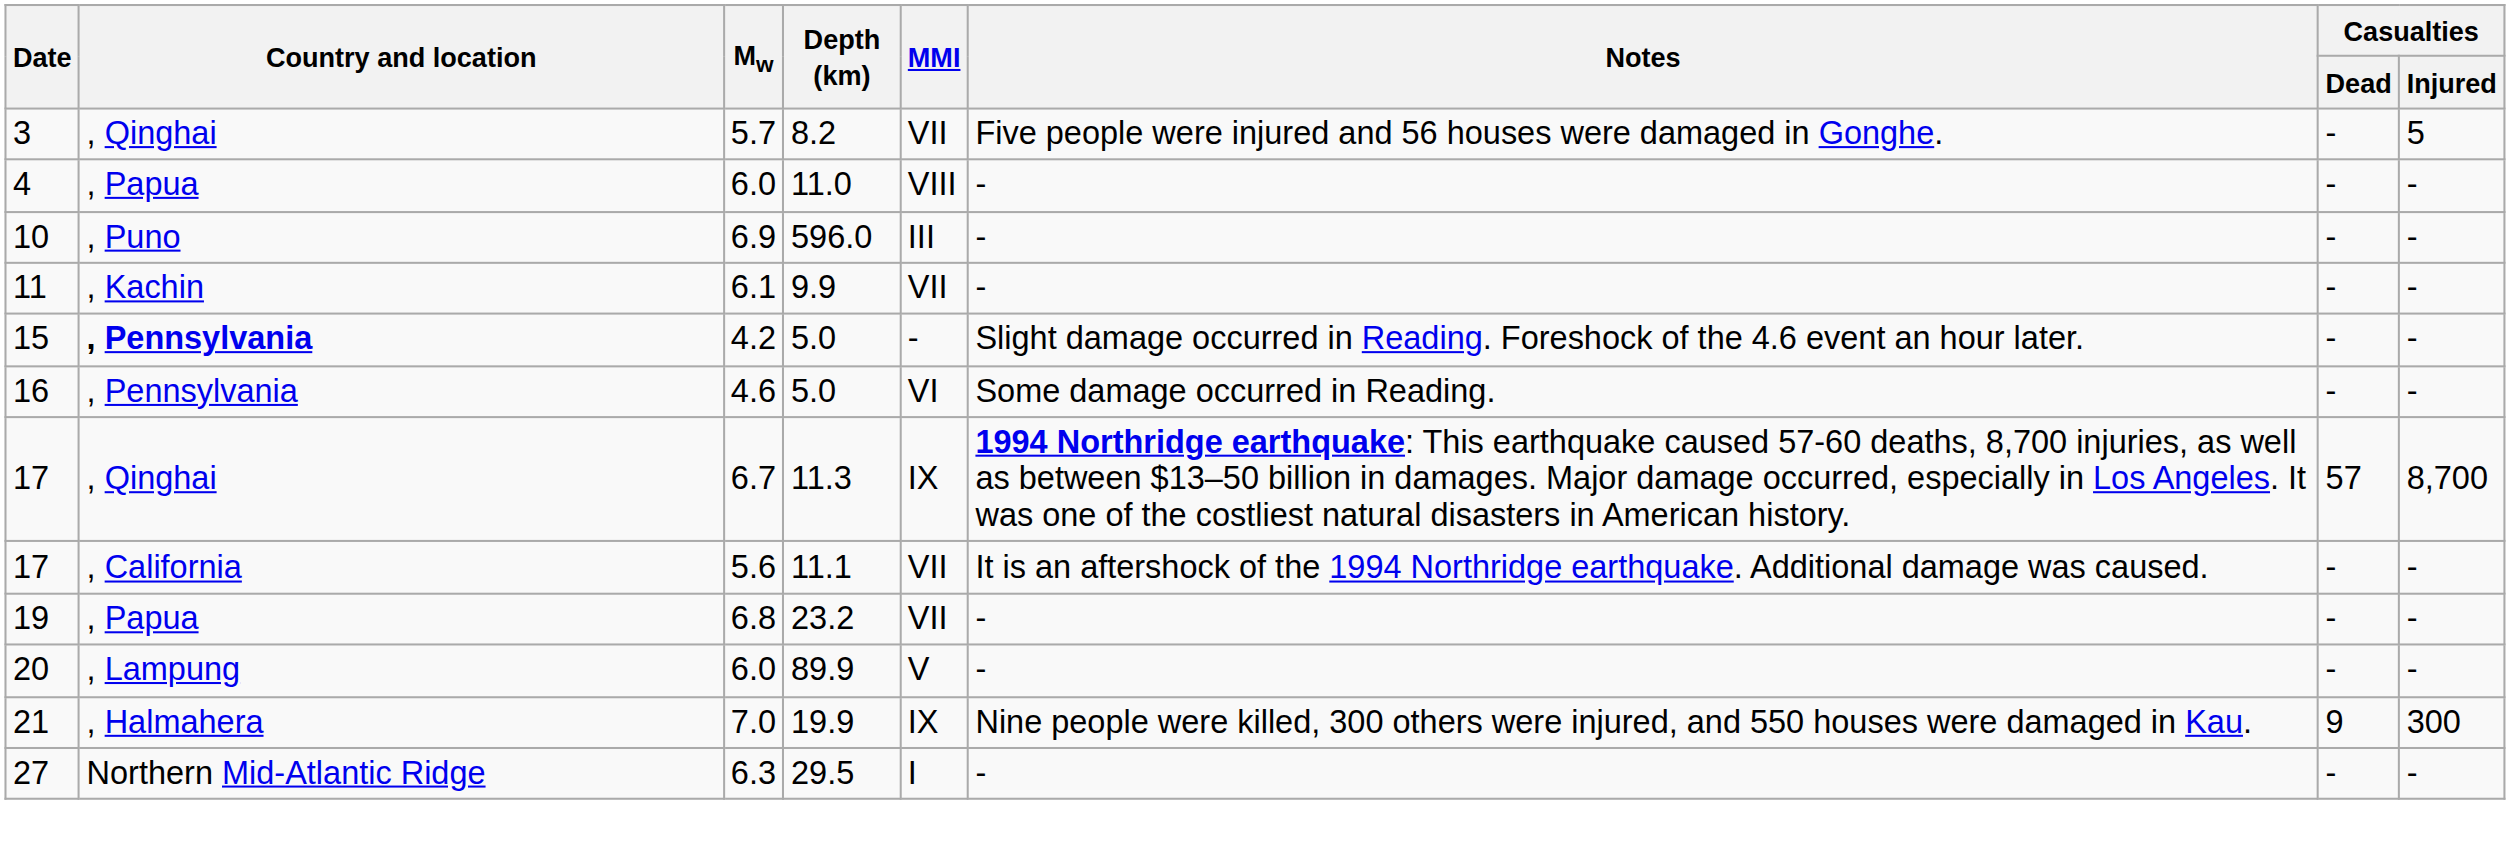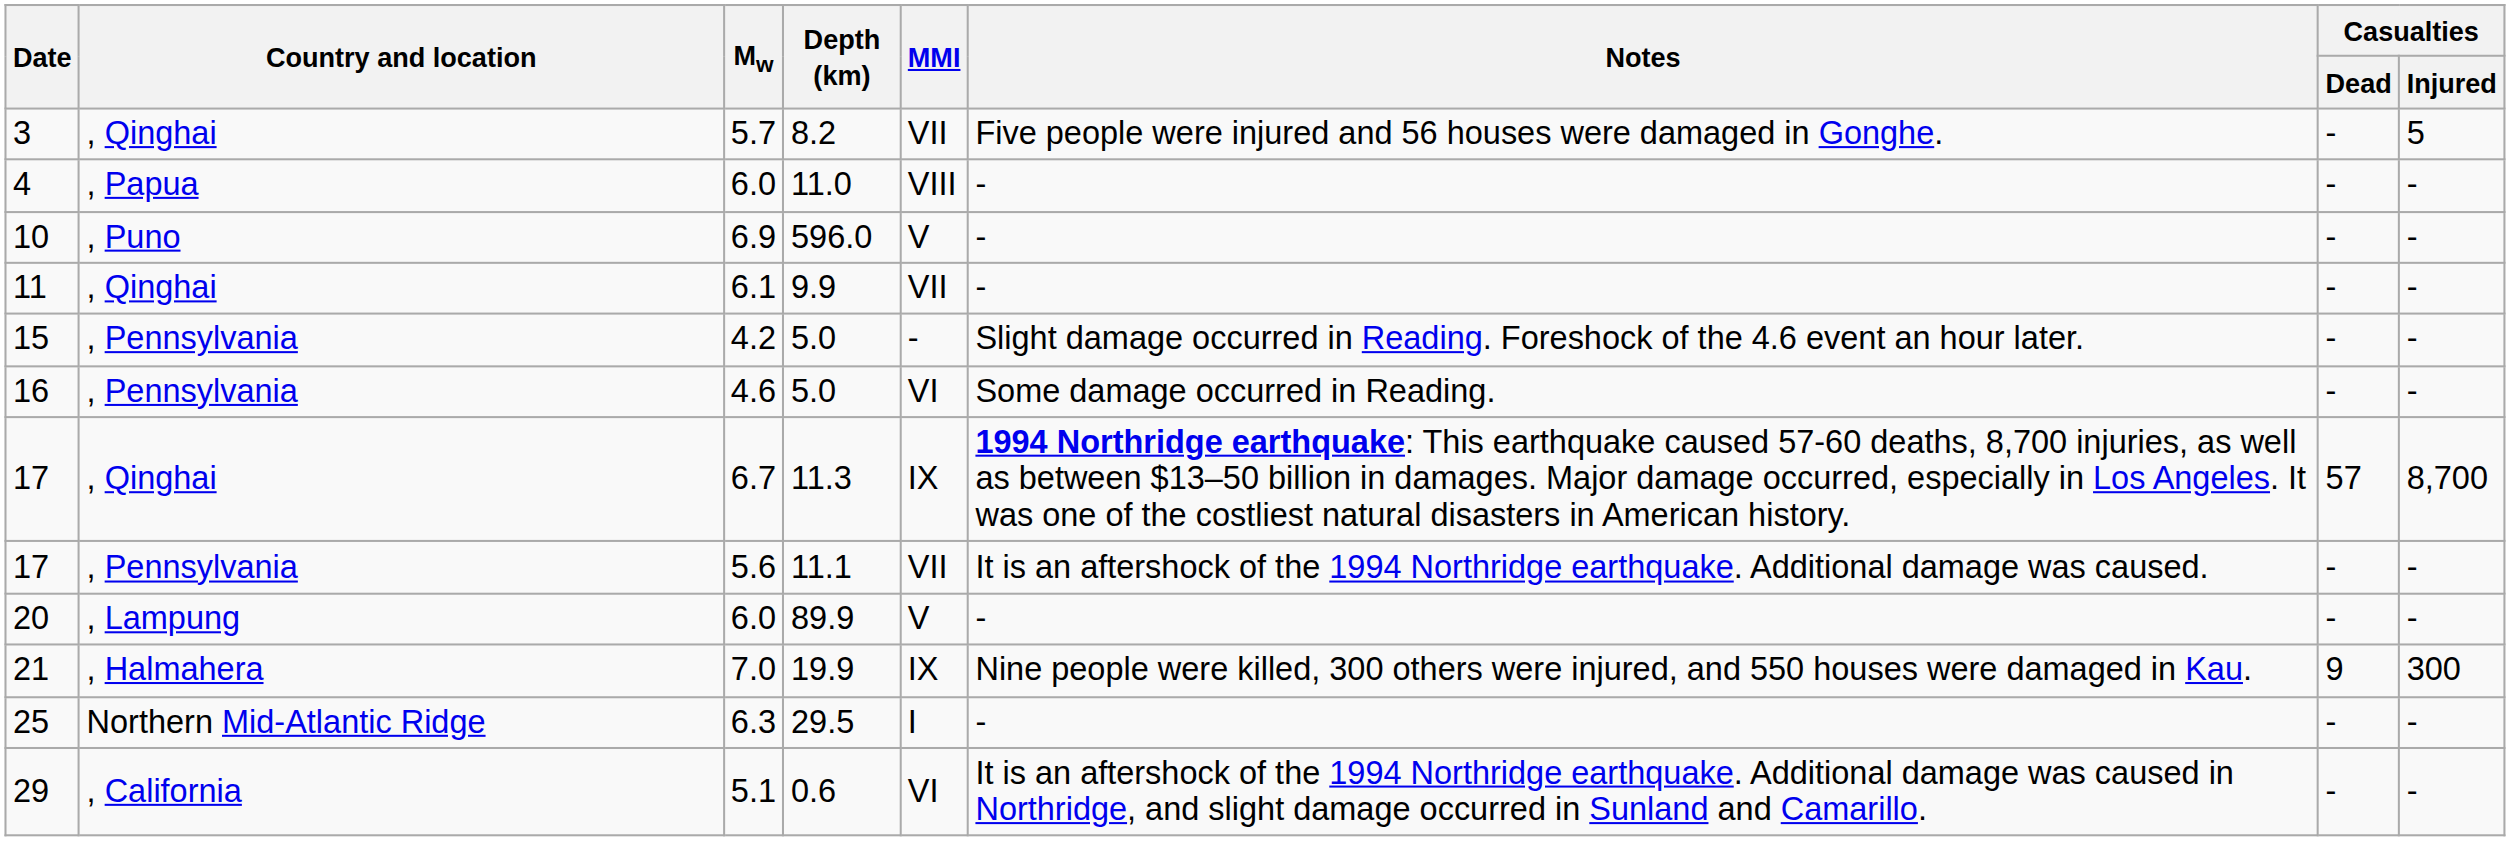(921, 236) III -> (919, 236) V
(145, 287) , Kachin -> (152, 287) , Qinghai
(199, 339) bold -> (192, 339) normal
(164, 566) , California -> (192, 566) , Pennsylvania
- row: (753, 618)
(31, 772) 27 -> (31, 721) 25
+ row: (753, 791)
